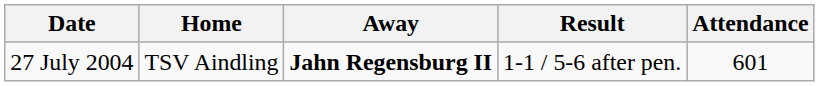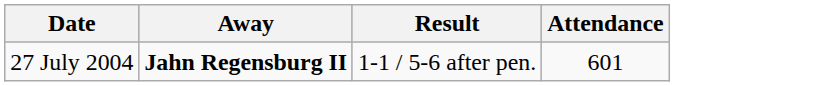- column: (211, 23)
